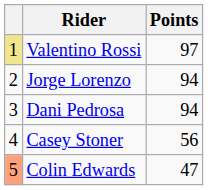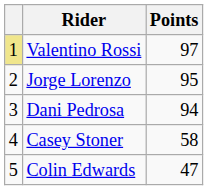(189, 79) 94 -> (189, 79) 95
(189, 140) 56 -> (189, 140) 58
(13, 170) lightsalmon background -> (13, 170) no background
